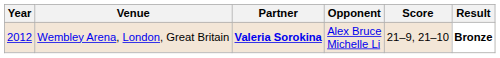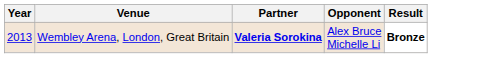- column: (418, 14)
(20, 38) 2012 -> (20, 38) 2013
